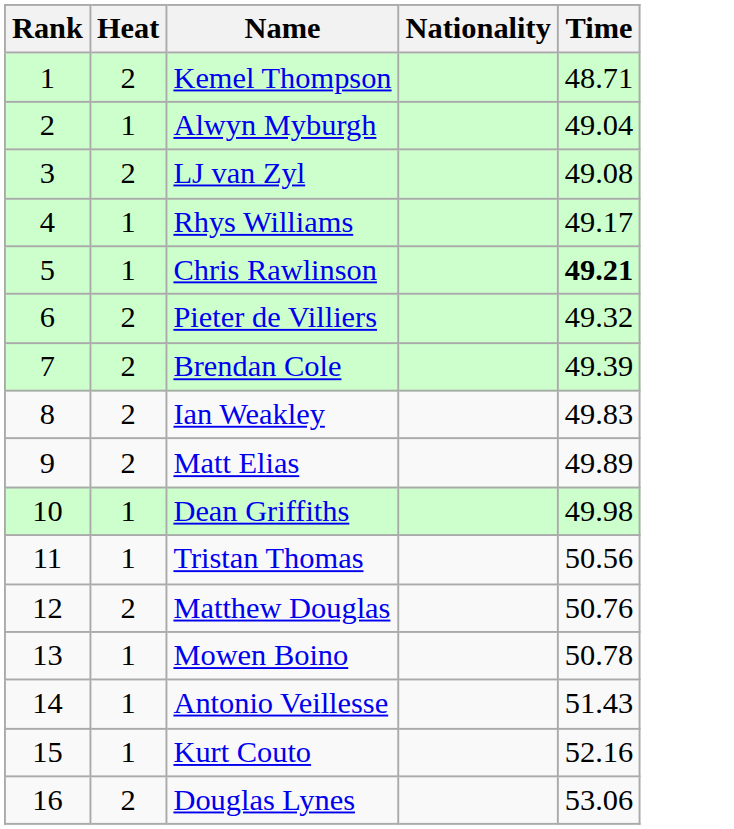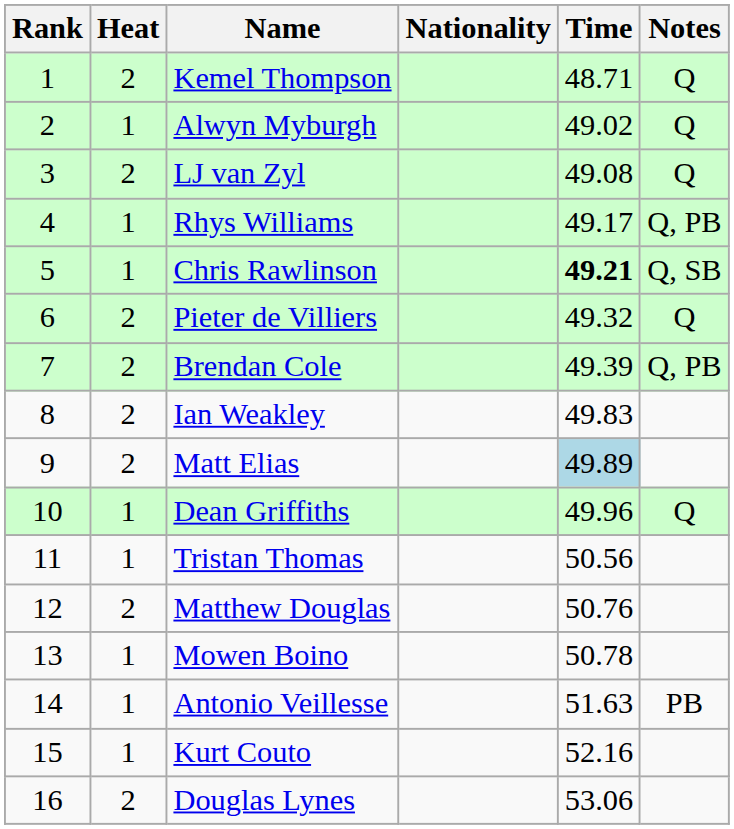+ column: (684, 28)
(599, 125) 49.04 -> (599, 125) 49.02
(599, 462) no background -> (599, 462) lightblue background
(599, 510) 49.98 -> (599, 510) 49.96
(599, 703) 51.43 -> (599, 703) 51.63
